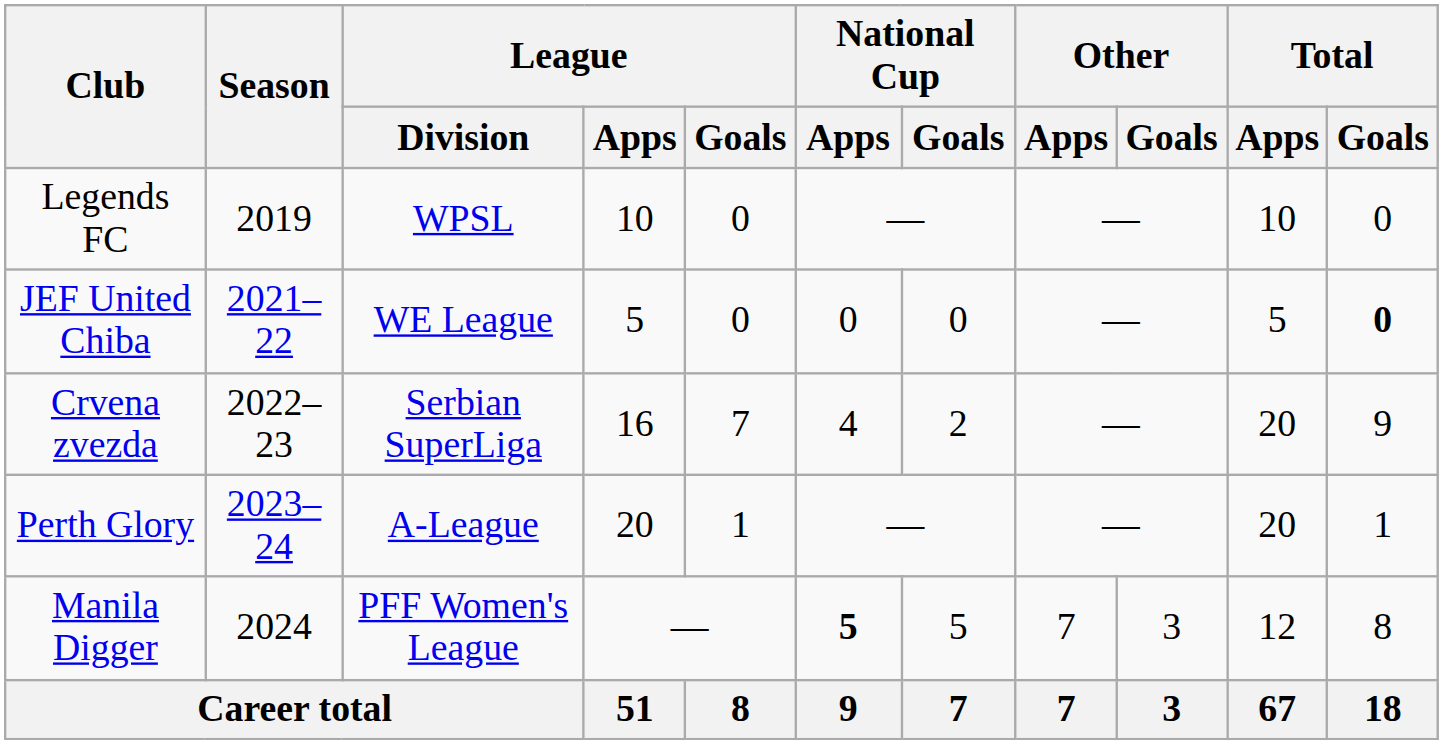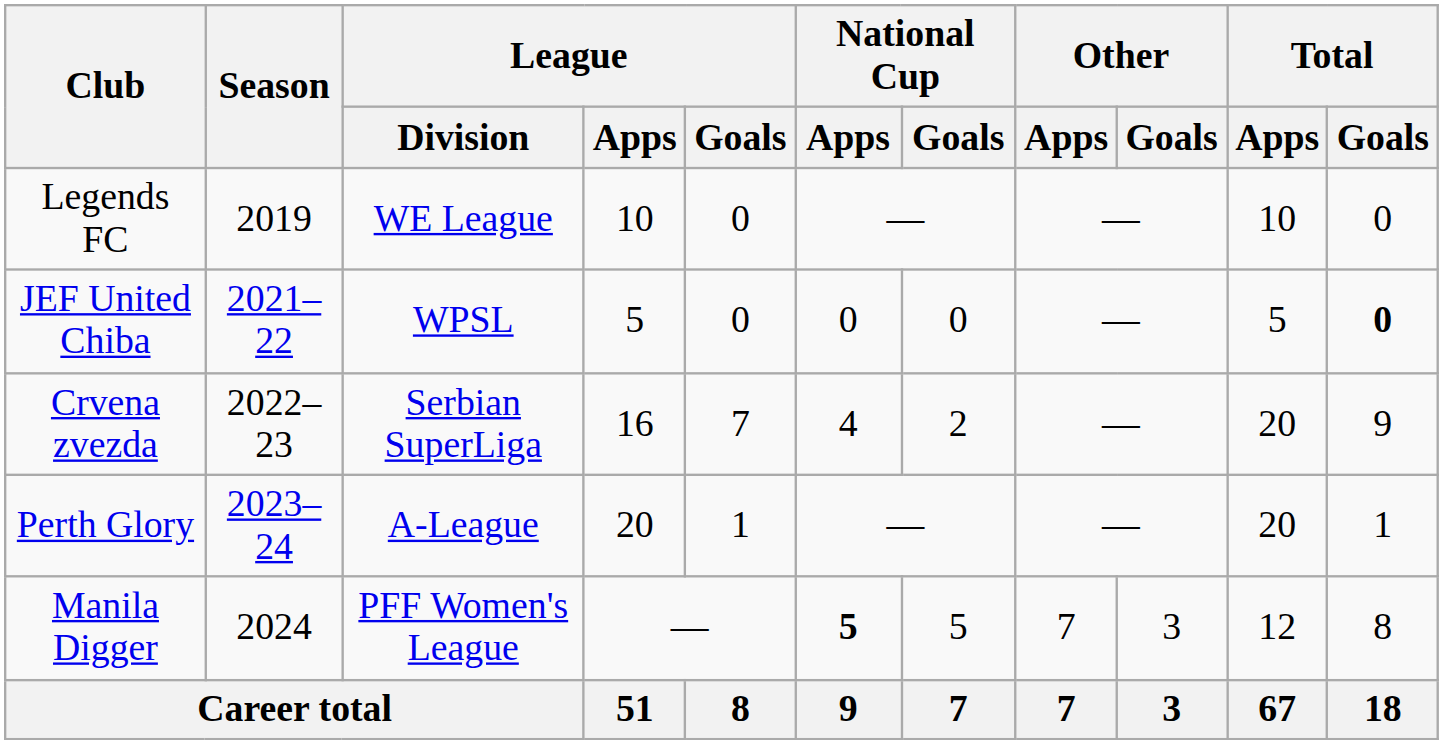(463, 217) WPSL -> (463, 217) WE League
(463, 320) WE League -> (463, 320) WPSL
